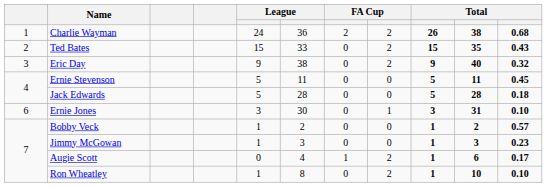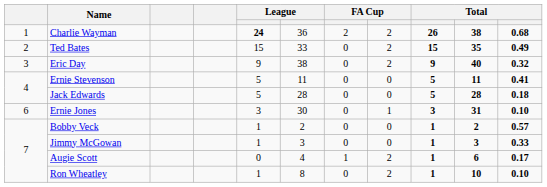(259, 32) normal -> (259, 32) bold
(520, 48) 0.43 -> (520, 48) 0.49
(520, 79) 0.45 -> (520, 79) 0.41
(520, 142) 0.23 -> (520, 142) 0.33
